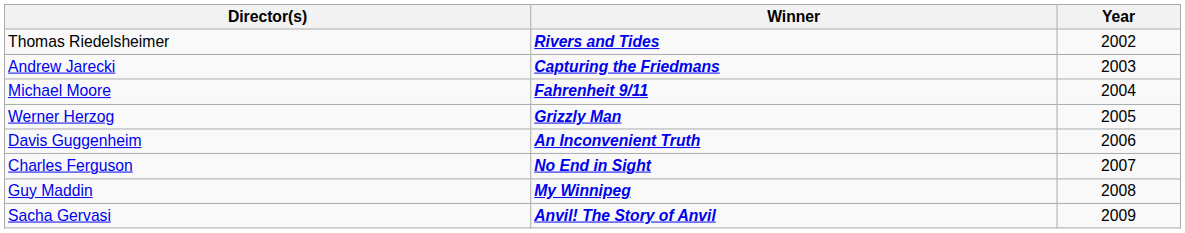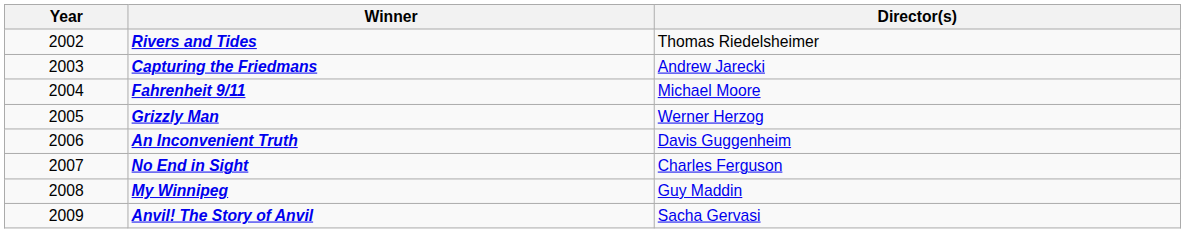columns swapped: (1119, 16) <-> (268, 16)
